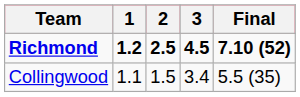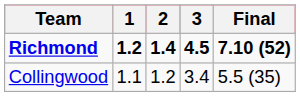(163, 48) 2.5 -> (163, 48) 1.4
(163, 77) 1.5 -> (163, 77) 1.2
